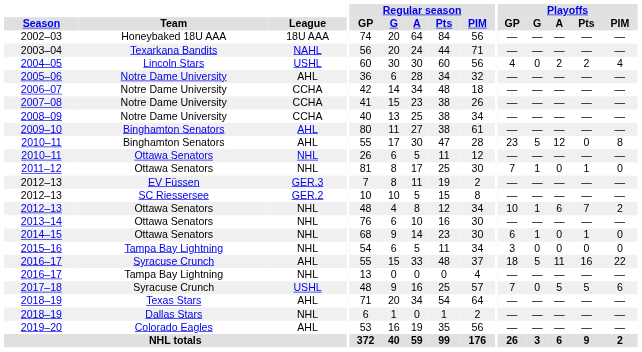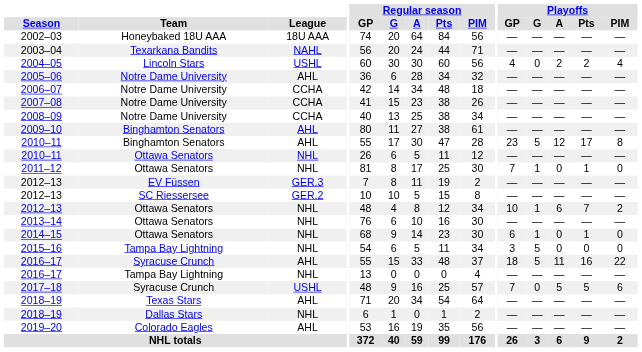(586, 142) 0 -> (586, 142) 17
(537, 248) 0 -> (537, 248) 5
